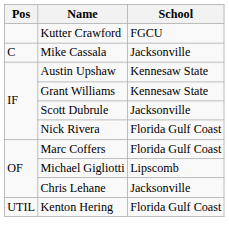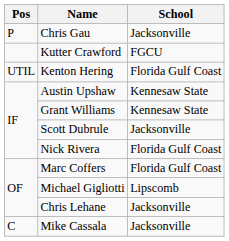+ row: (65, 33)
rows swapped: (73, 52) <-> (77, 206)
